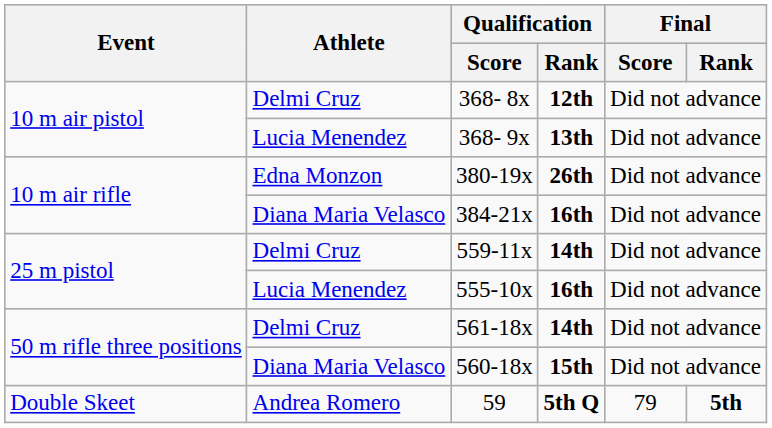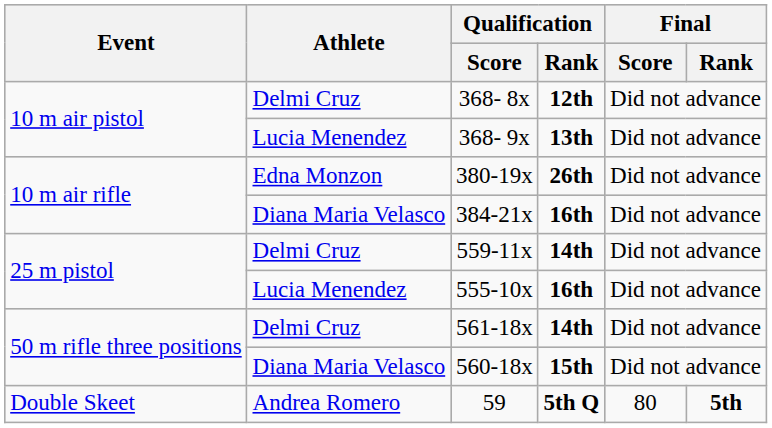(645, 403) 79 -> (645, 403) 80
